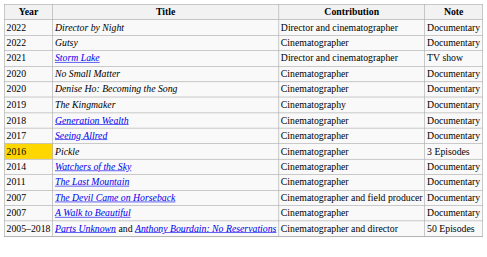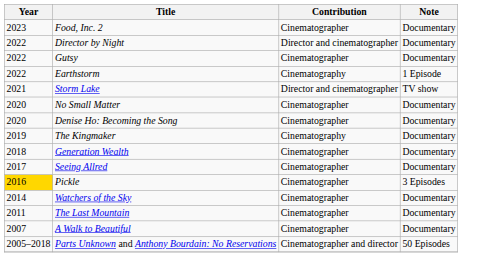+ row: (79, 27)
+ row: (77, 74)
- row: (115, 197)
